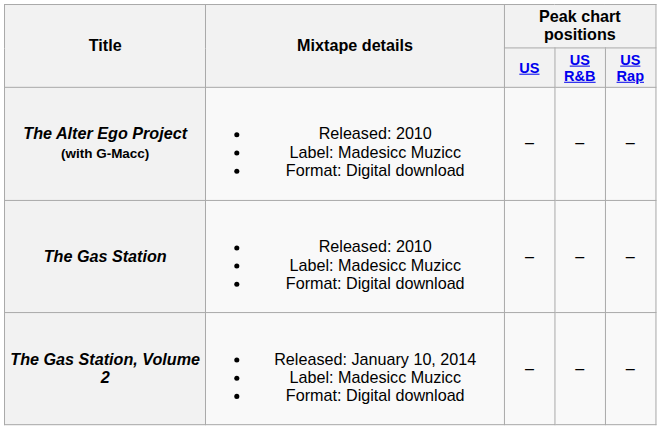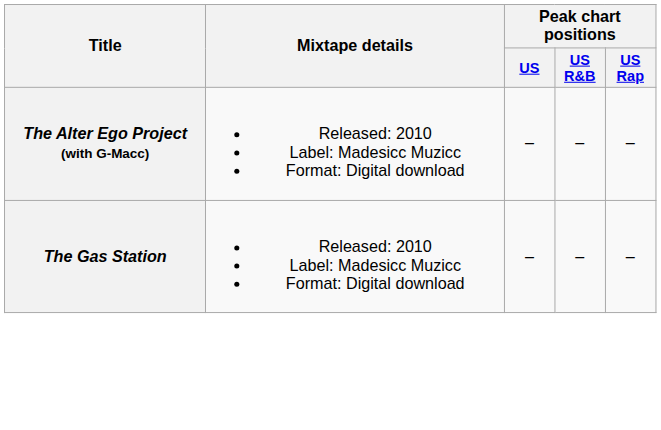- row: (105, 368)
